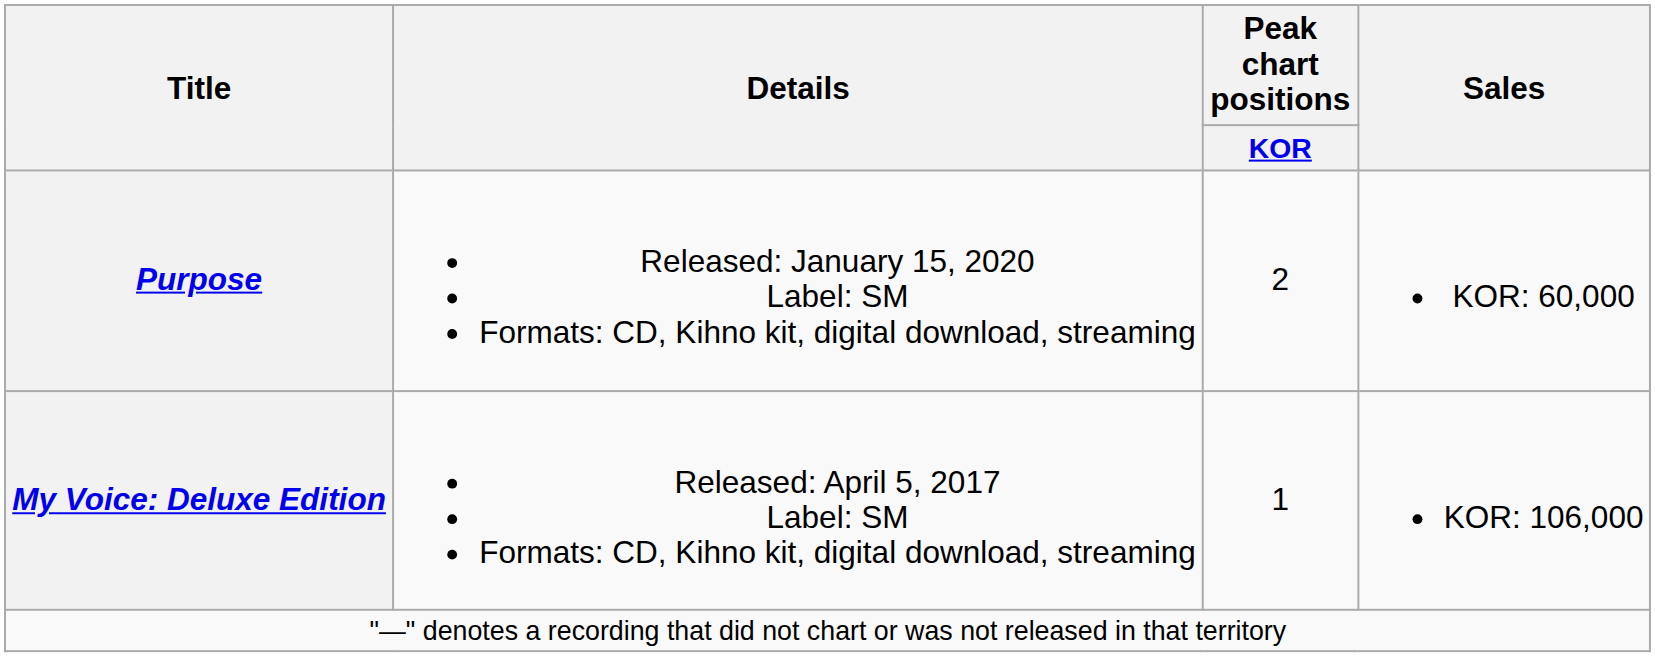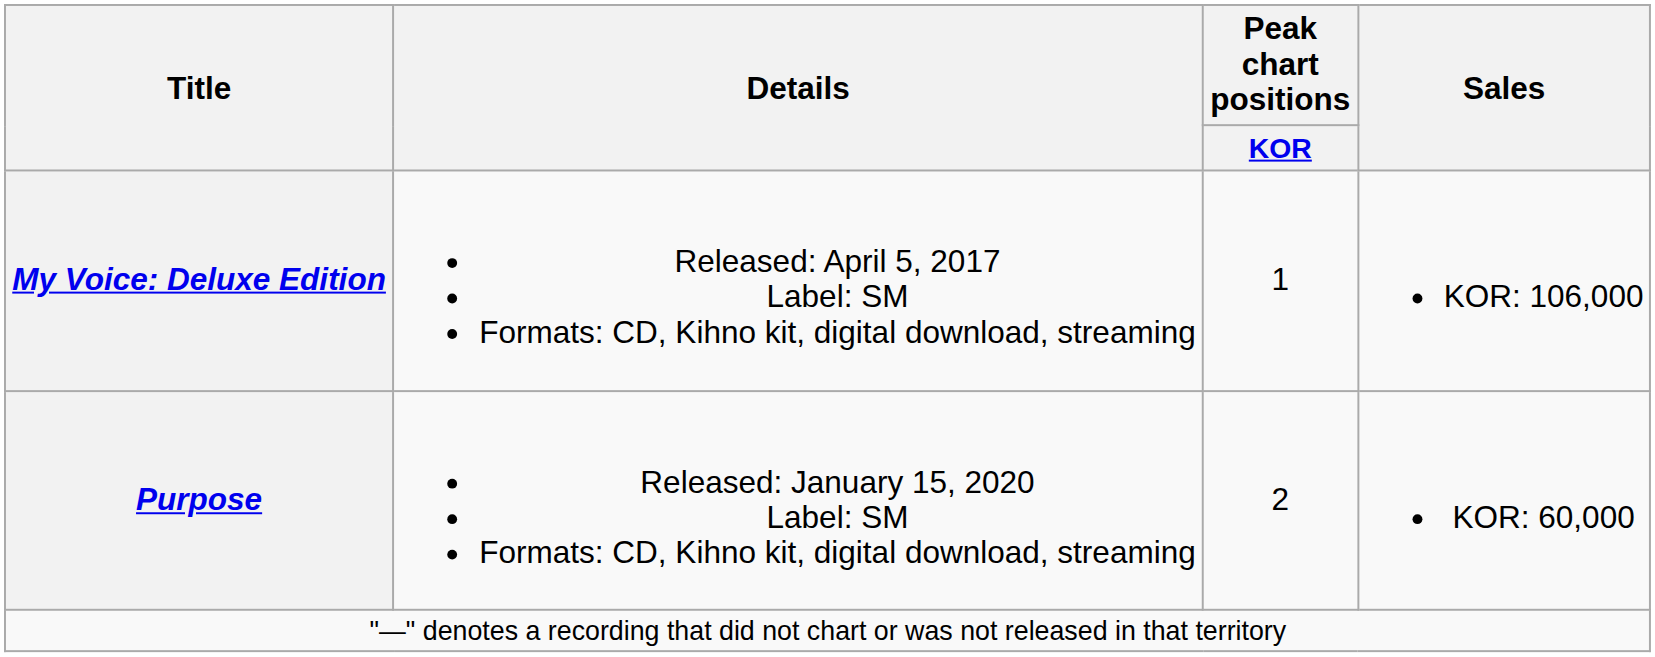rows swapped: (199, 499) <-> (199, 279)
